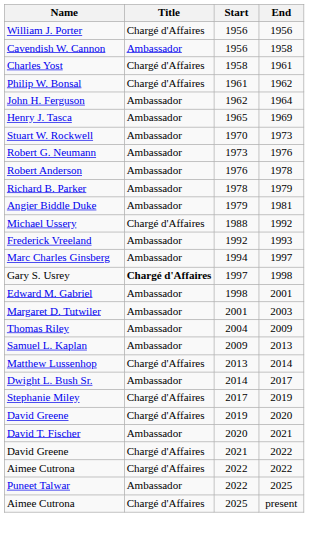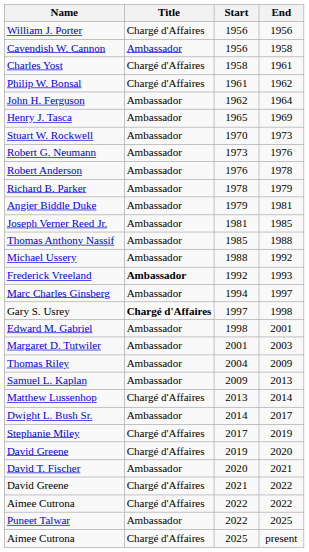+ row: (57, 223)
+ row: (61, 240)
(166, 223) Chargé d'Affaires -> (154, 258) Ambassador
(154, 240) normal -> (156, 275) bold
